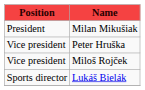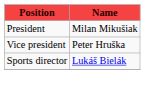- row: (100, 61)
